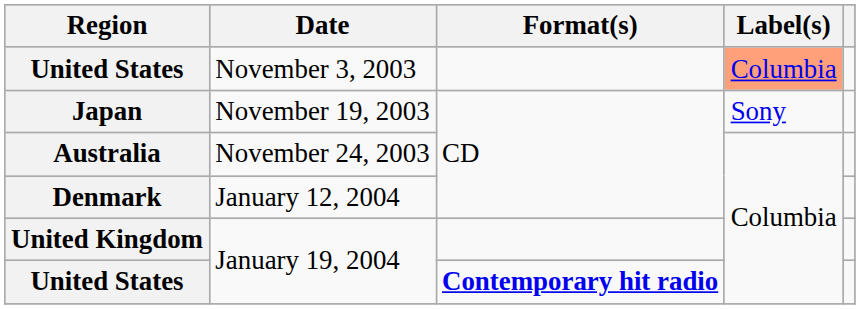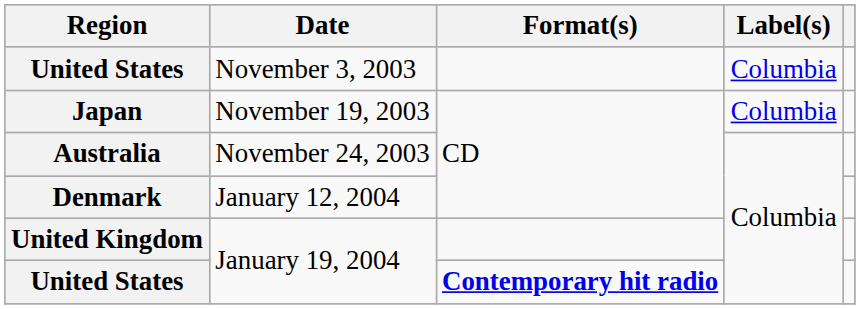(784, 68) lightsalmon background -> (784, 68) no background
(758, 111) Sony -> (784, 111) Columbia
